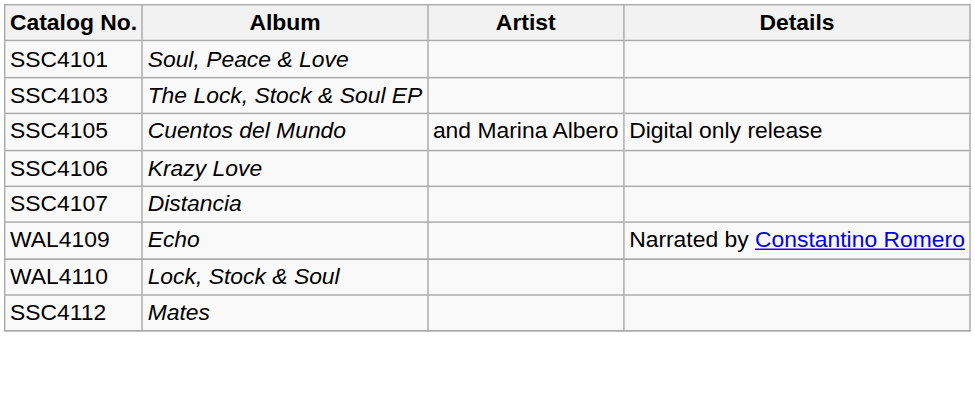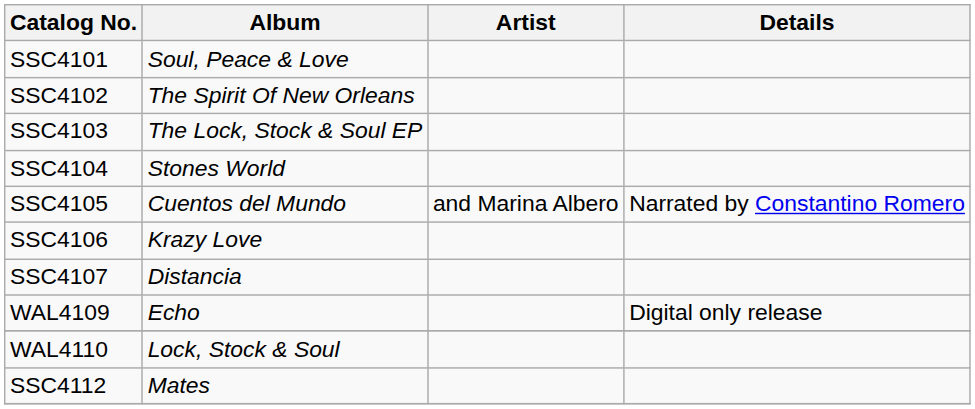+ row: (59, 95)
+ row: (59, 167)
(726, 131) Digital only release -> (797, 204) Narrated by Constantino Romero
(797, 240) Narrated by Constantino Romero -> (726, 312) Digital only release
